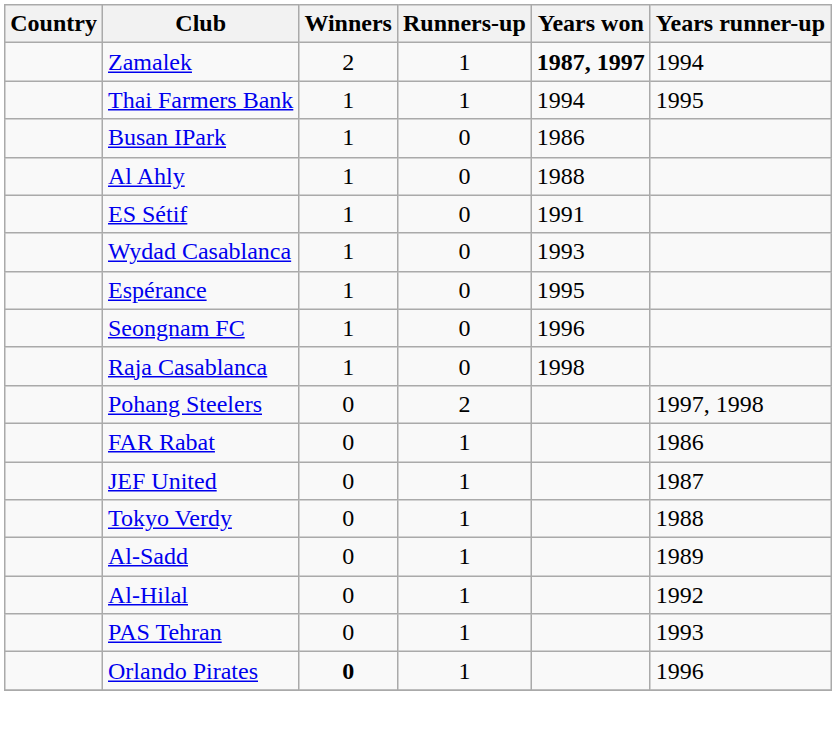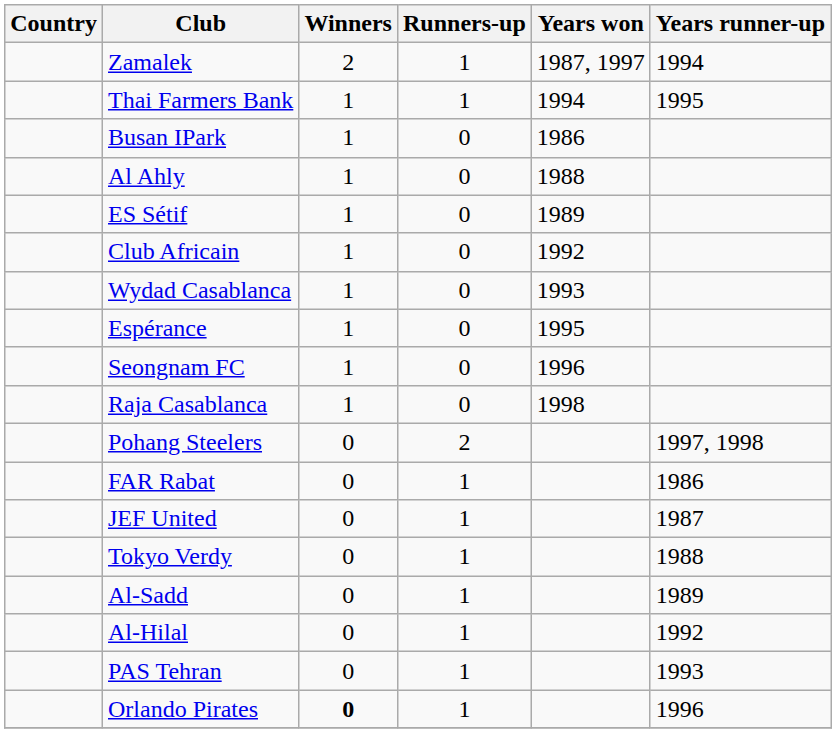(591, 61) bold -> (591, 61) normal
(561, 213) 1991 -> (561, 213) 1989
+ row: (174, 251)
